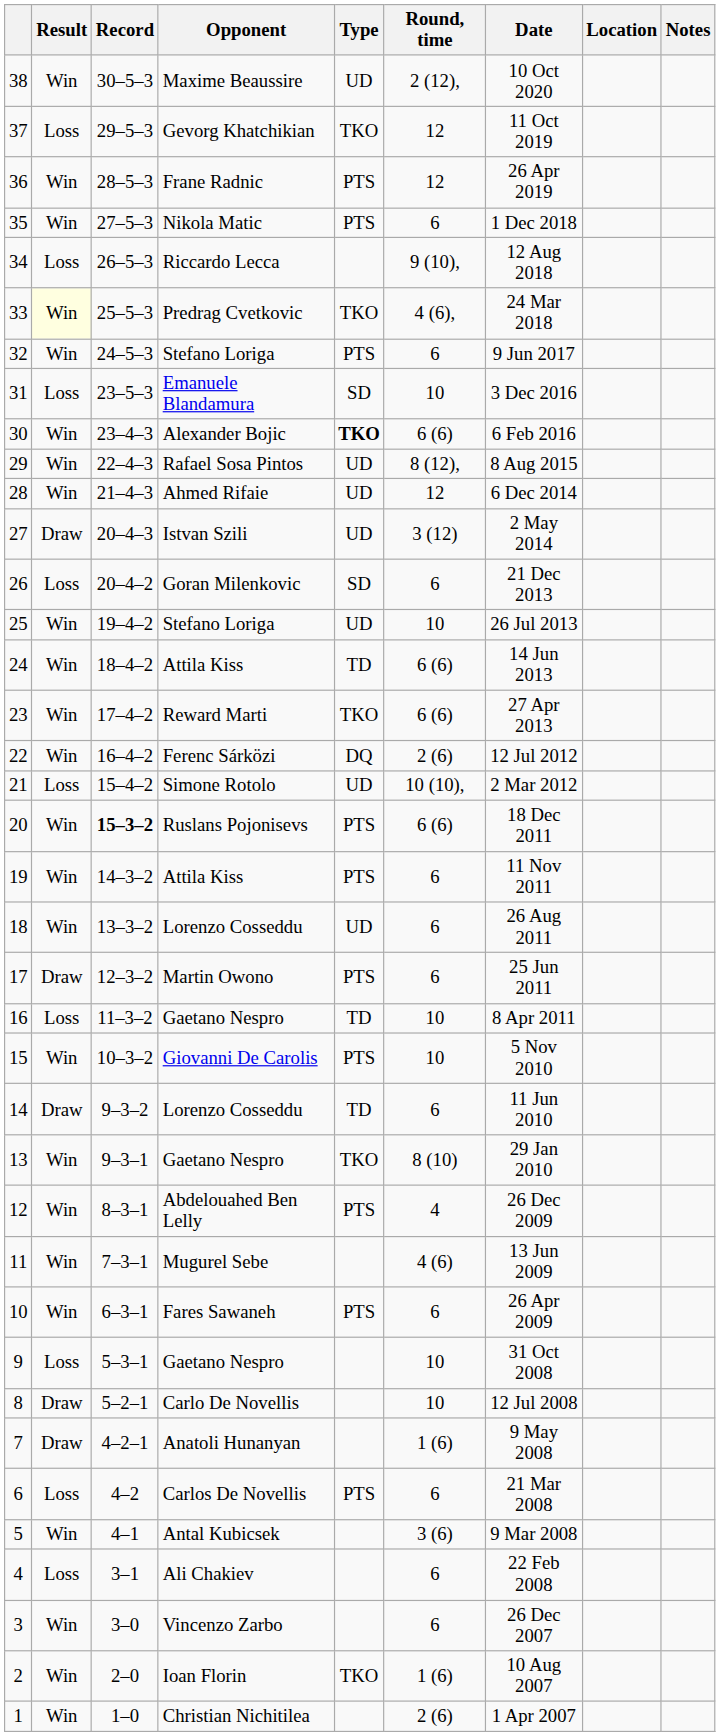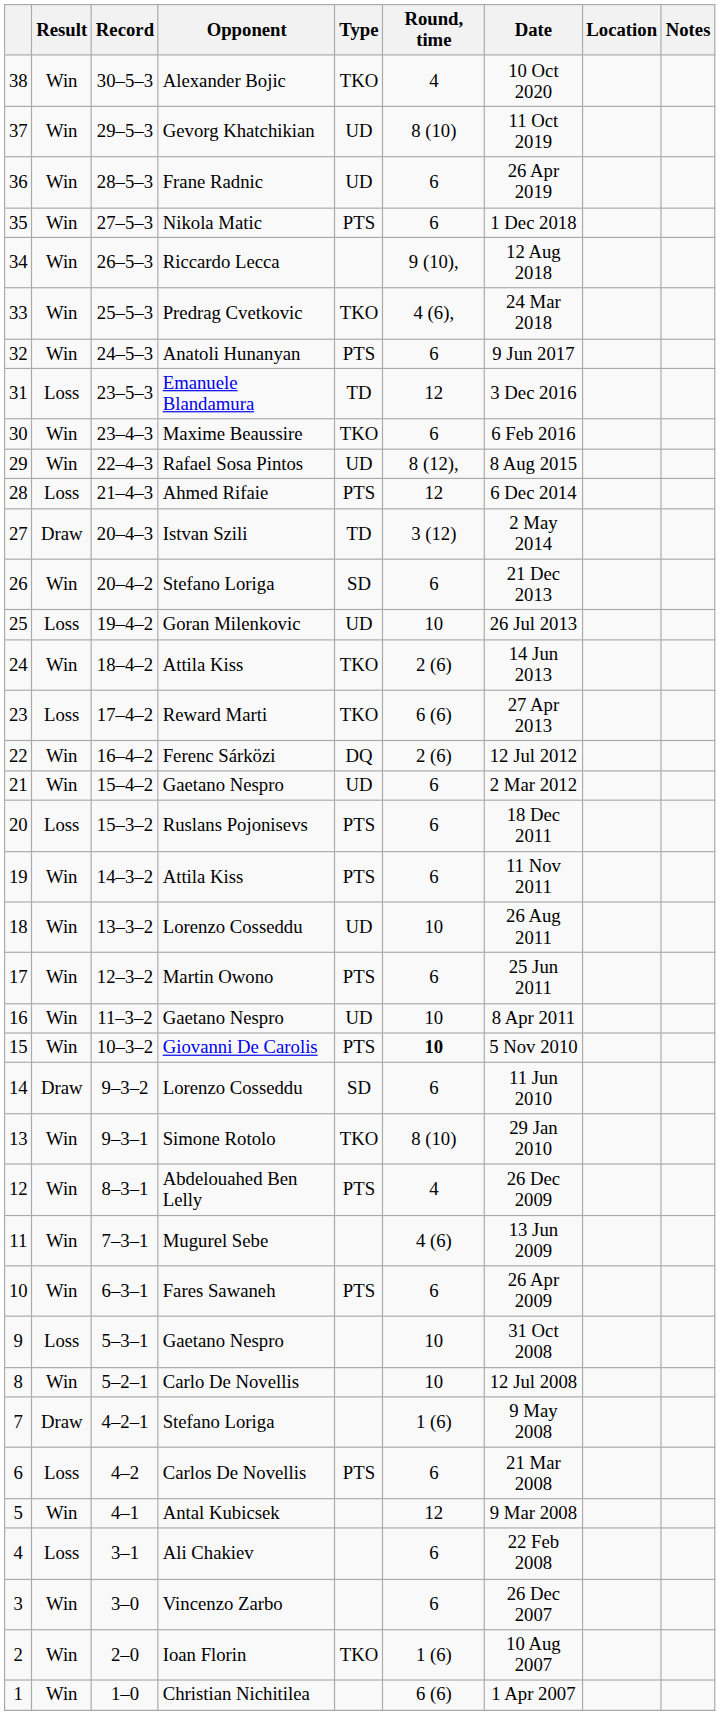(233, 80) Maxime Beaussire -> (224, 80) Alexander Bojic
(359, 80) UD -> (359, 80) TKO
(435, 80) 2 (12), -> (434, 80) 4
(62, 131) Loss -> (62, 131) Win
(359, 131) TKO -> (359, 131) UD
(435, 131) 12 -> (434, 131) 8 (10)
(359, 182) PTS -> (359, 182) UD
(435, 182) 12 -> (434, 182) 6
(62, 262) Loss -> (62, 262) Win
(62, 313) lightyellow background -> (62, 313) no background
(219, 353) Stefano Loriga -> (232, 353) Anatoli Hunanyan
(359, 393) SD -> (359, 393) TD
(435, 393) 10 -> (434, 393) 12
(224, 433) Alexander Bojic -> (233, 433) Maxime Beaussire
(359, 433) bold -> (359, 433) normal
(435, 433) 6 (6) -> (434, 433) 6
(62, 493) Win -> (62, 493) Loss
(359, 493) UD -> (359, 493) PTS
(359, 533) UD -> (359, 533) TD
(62, 584) Loss -> (62, 584) Win
(232, 584) Goran Milenkovic -> (219, 584) Stefano Loriga
(62, 624) Win -> (62, 624) Loss
(219, 624) Stefano Loriga -> (232, 624) Goran Milenkovic
(359, 664) TD -> (359, 664) TKO
(435, 664) 6 (6) -> (434, 664) 2 (6)
(62, 715) Win -> (62, 715) Loss
(62, 785) Loss -> (62, 785) Win
(219, 785) Simone Rotolo -> (223, 785) Gaetano Nespro
(435, 785) 10 (10), -> (434, 785) 6
(62, 825) Win -> (62, 825) Loss
(125, 825) bold -> (125, 825) normal
(435, 825) 6 (6) -> (434, 825) 6
(435, 927) 6 -> (434, 927) 10
(62, 977) Draw -> (62, 977) Win
(62, 1018) Loss -> (62, 1018) Win
(359, 1018) TD -> (359, 1018) UD
(435, 1058) normal -> (434, 1047) bold
(359, 1109) TD -> (359, 1087) SD
(223, 1159) Gaetano Nespro -> (219, 1138) Simone Rotolo
(62, 1403) Draw -> (62, 1381) Win
(232, 1443) Anatoli Hunanyan -> (219, 1422) Stefano Loriga
(435, 1534) 3 (6) -> (434, 1513) 12
(435, 1716) 2 (6) -> (434, 1695) 6 (6)
